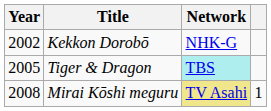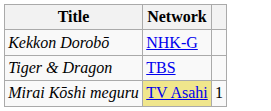- column: (24, 17)
(200, 67) paleturquoise background -> (161, 67) no background
